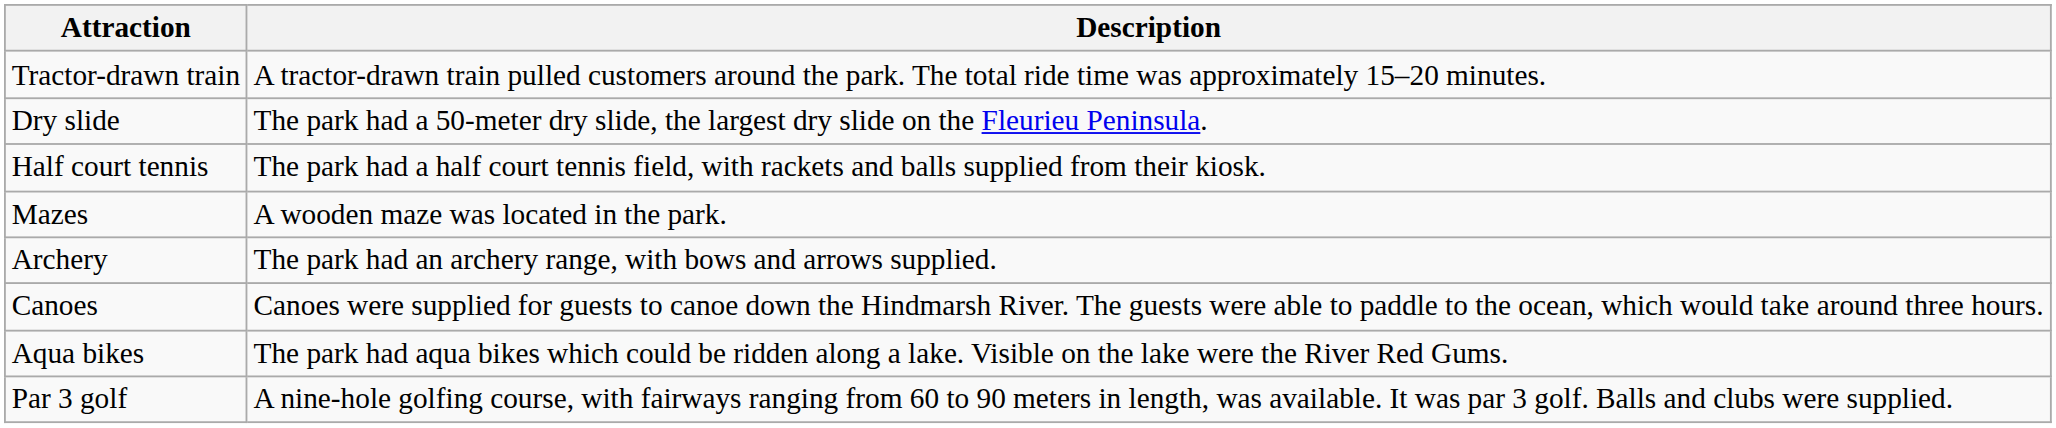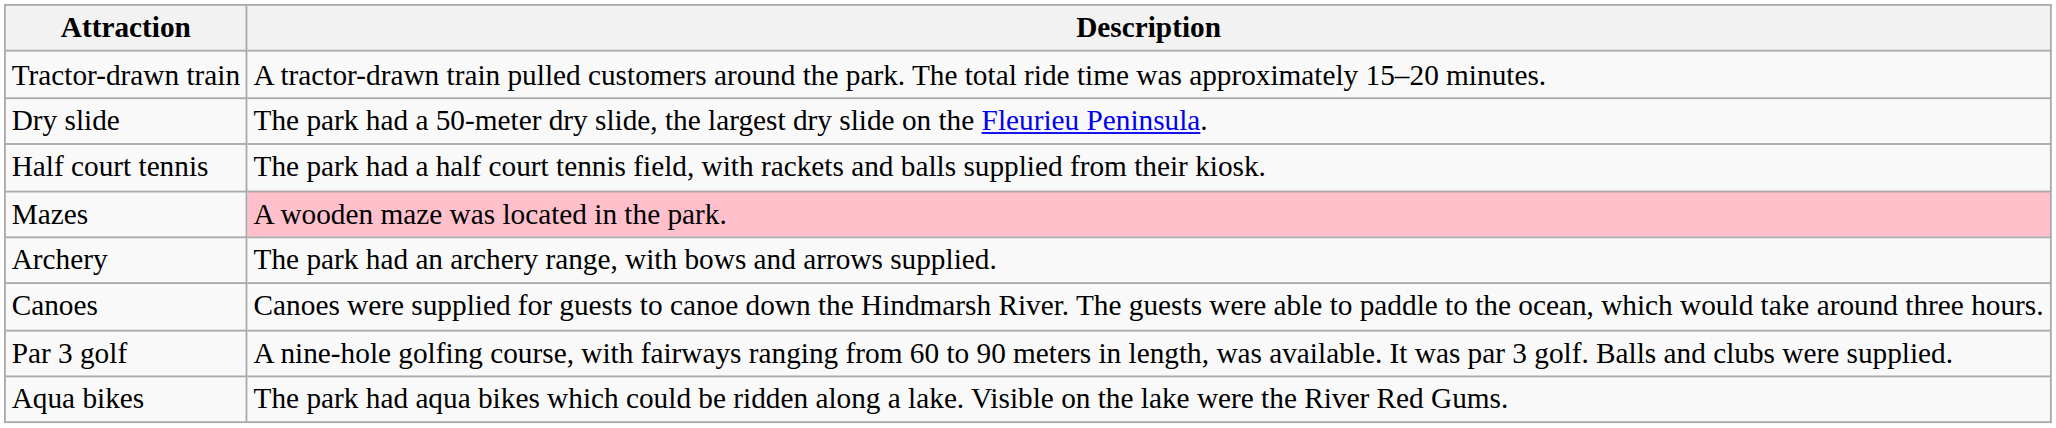(490, 213) no background -> (490, 213) pink background
rows swapped: (69, 399) <-> (78, 352)
